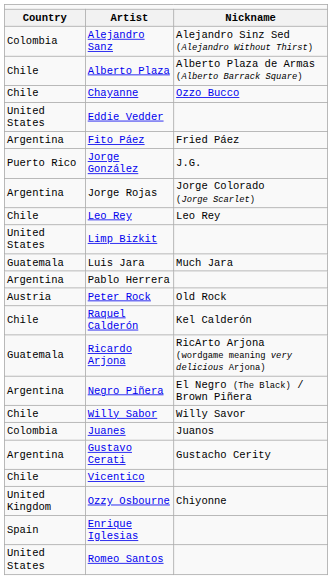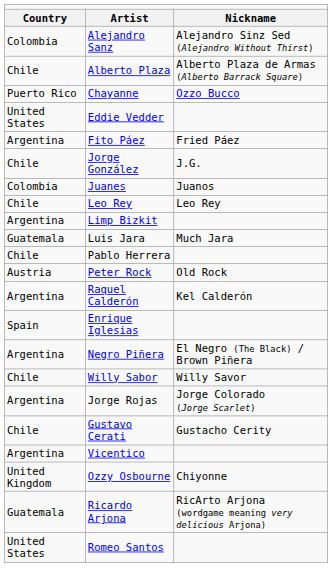(23, 94) Chile -> (42, 94) Puerto Rico
(42, 163) Puerto Rico -> (23, 163) Chile
rows swapped: (107, 431) <-> (122, 193)
(26, 239) United States -> (35, 221) Argentina
(35, 280) Argentina -> (23, 255) Chile
(23, 320) Chile -> (35, 296) Argentina
rows swapped: (110, 355) <-> (113, 530)
(35, 454) Argentina -> (23, 430) Chile
(23, 478) Chile -> (35, 453) Argentina
